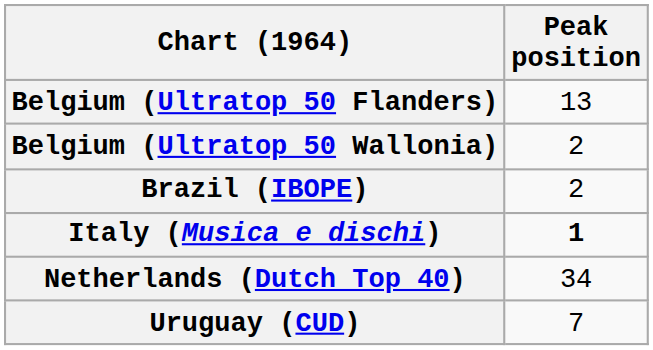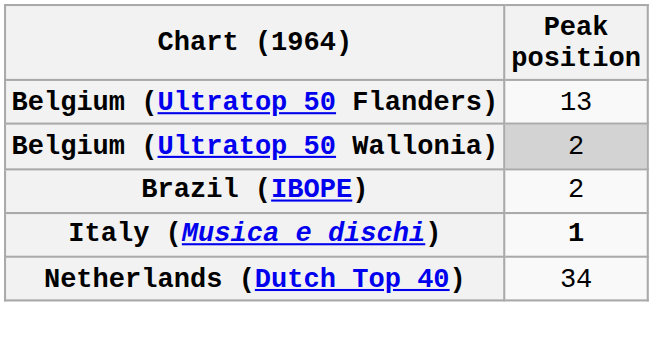(576, 146) no background -> (576, 146) lightgrey background
- row: (255, 323)
